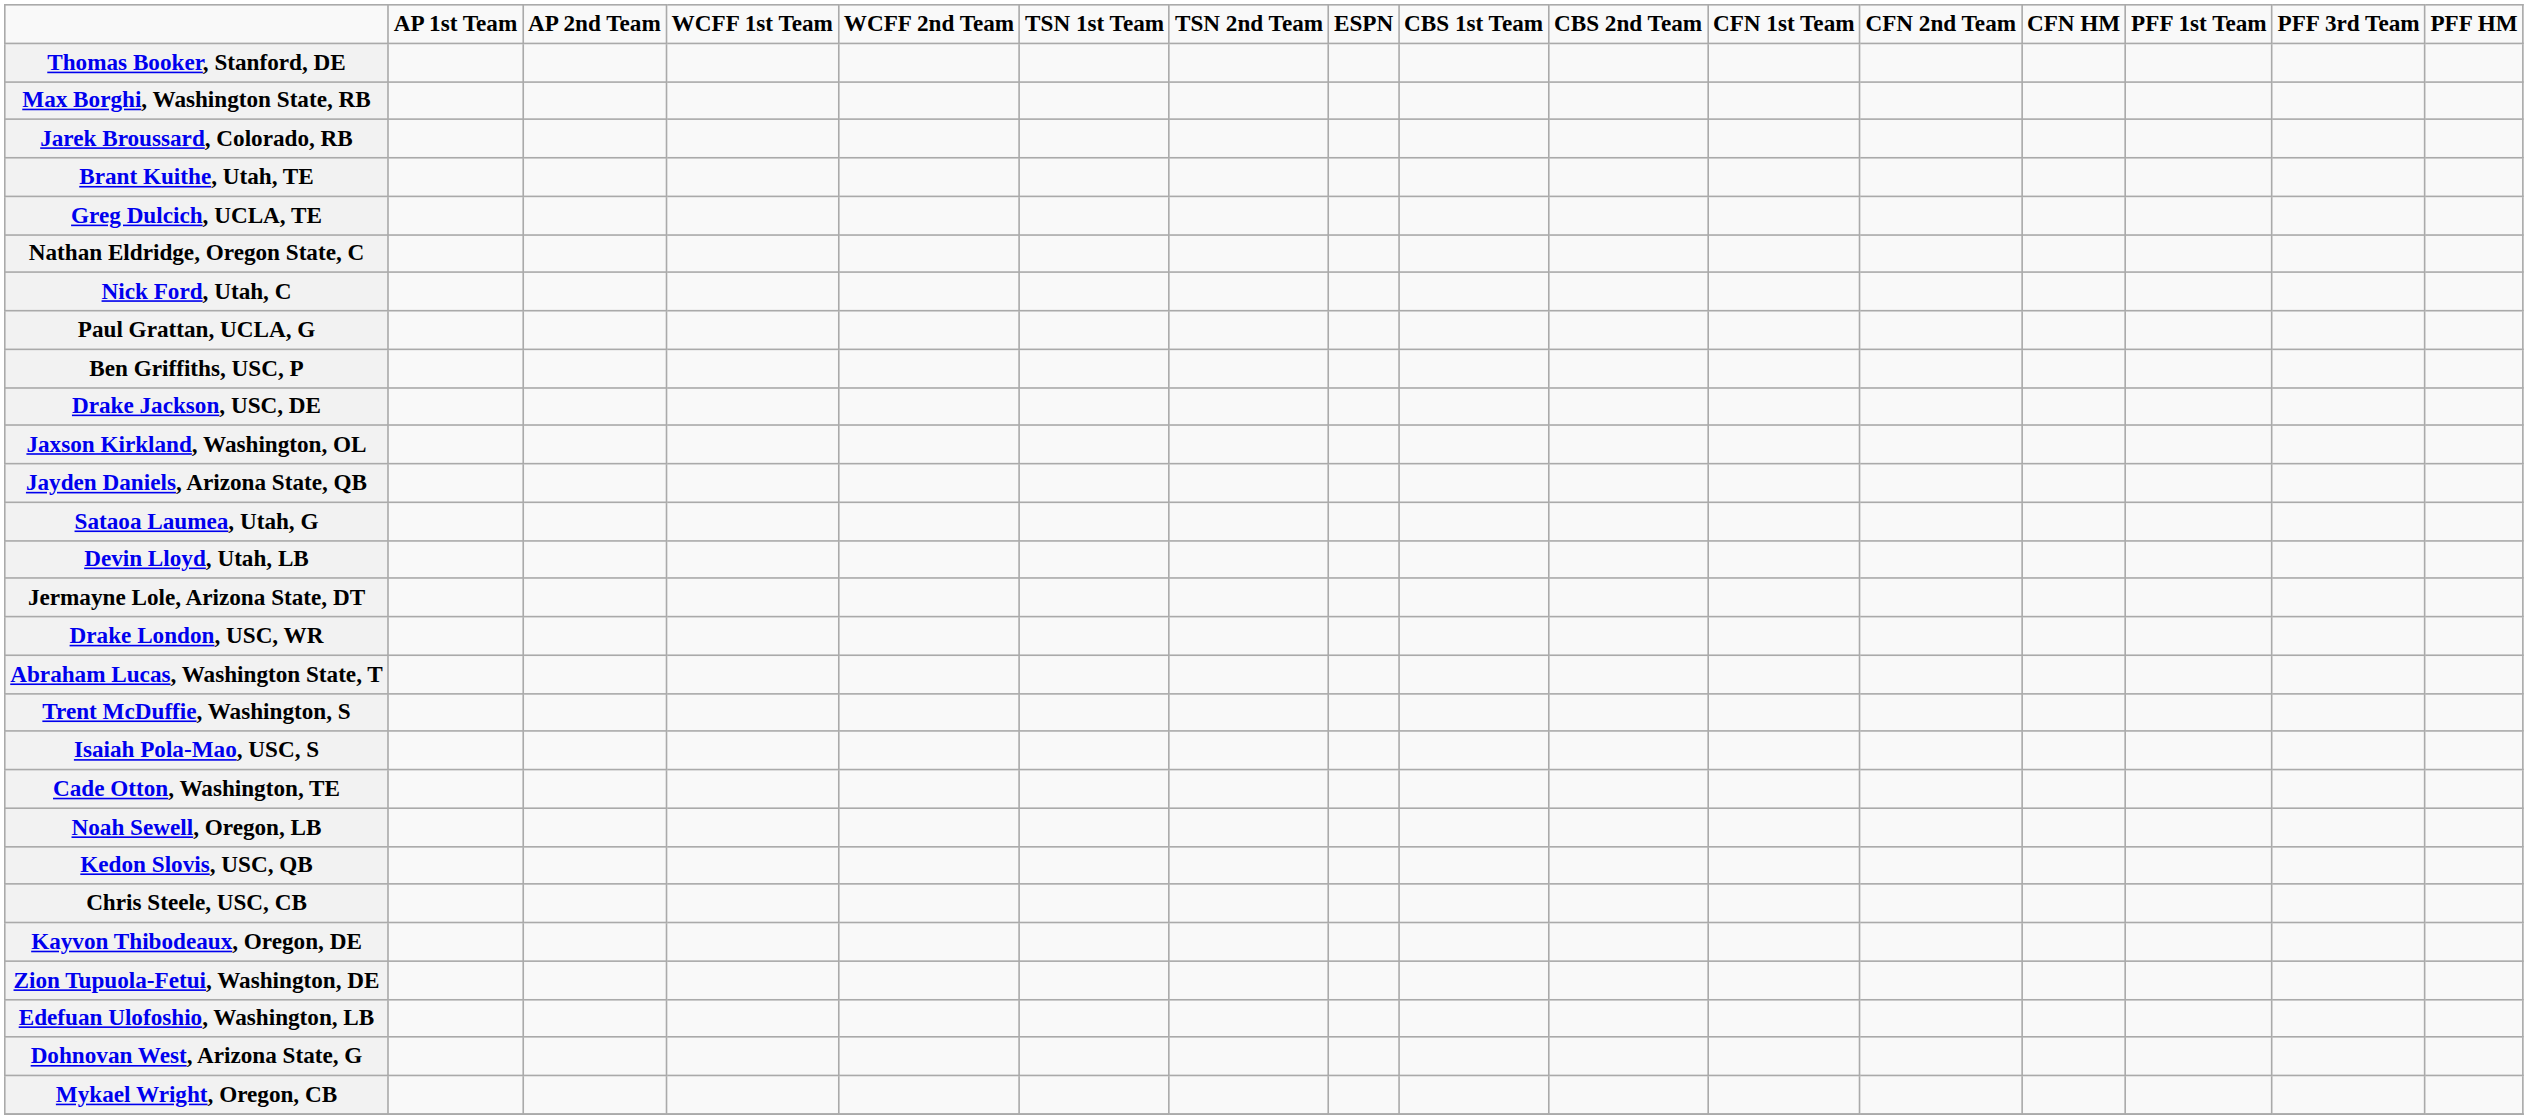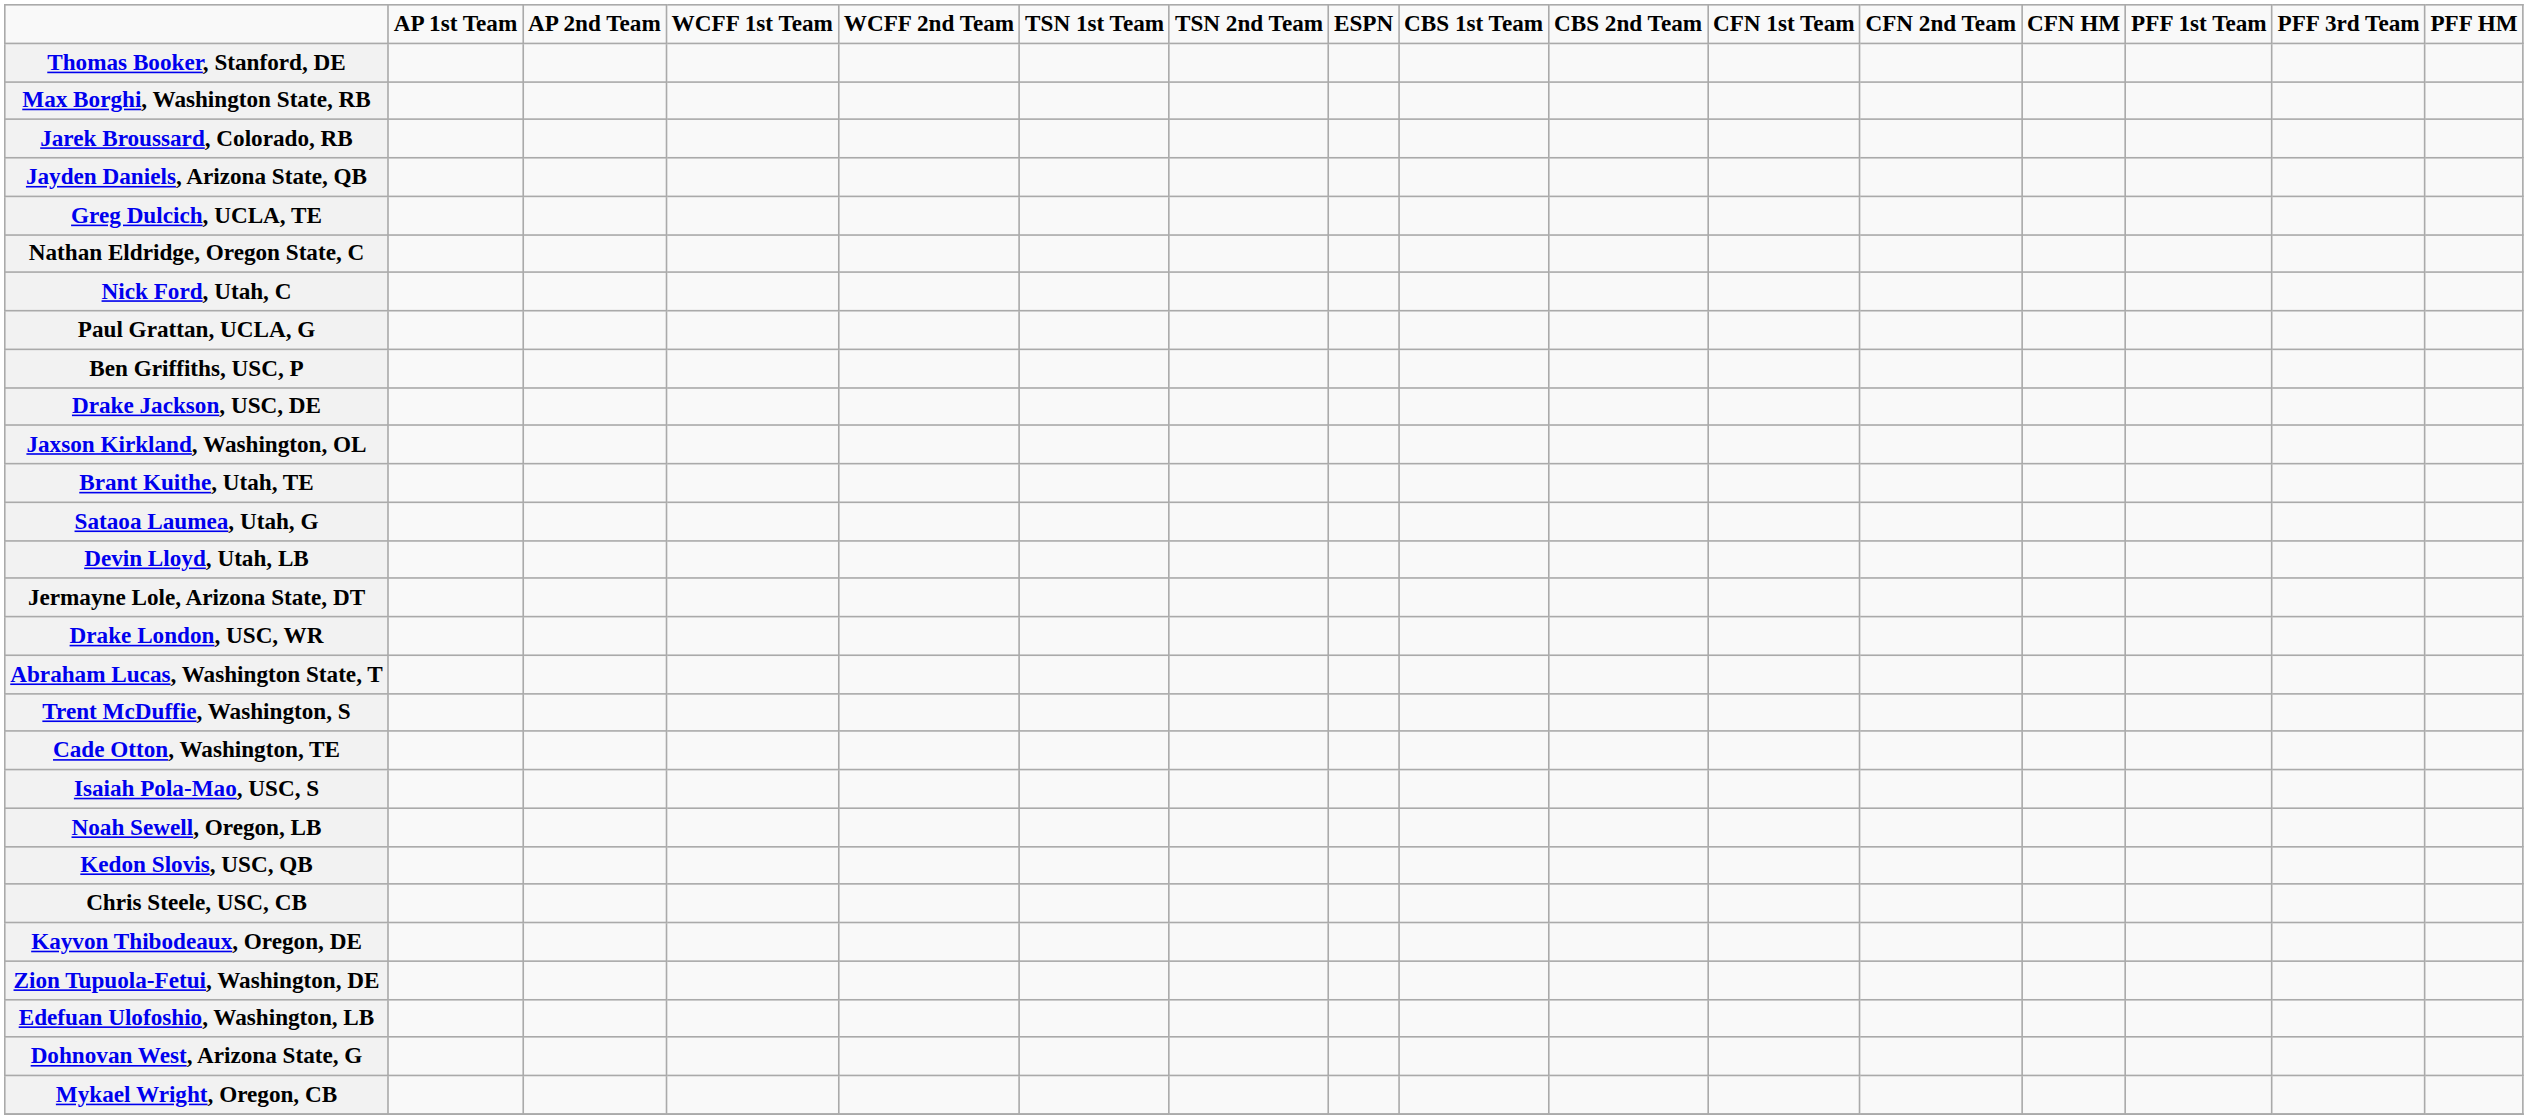rows swapped: (196, 482) <-> (197, 176)
rows swapped: (196, 788) <-> (197, 750)
